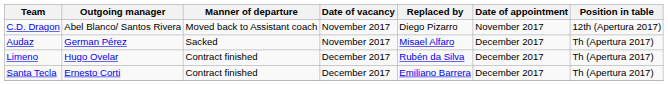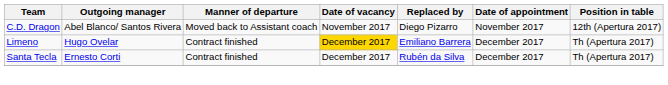- row: (20, 42)
(356, 57) no background -> (356, 42) gold background
(432, 57) Rubén da Silva -> (435, 42) Emiliano Barrera
(435, 73) Emiliano Barrera -> (432, 57) Rubén da Silva
